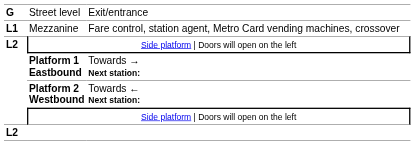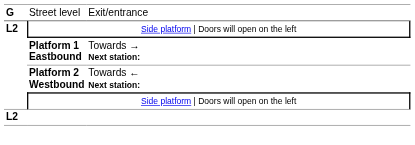- row: (54, 28)
